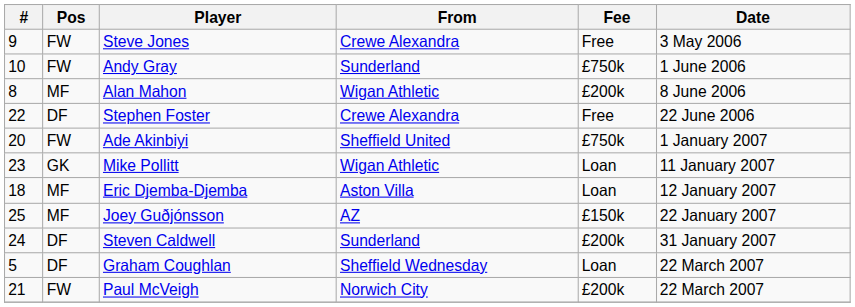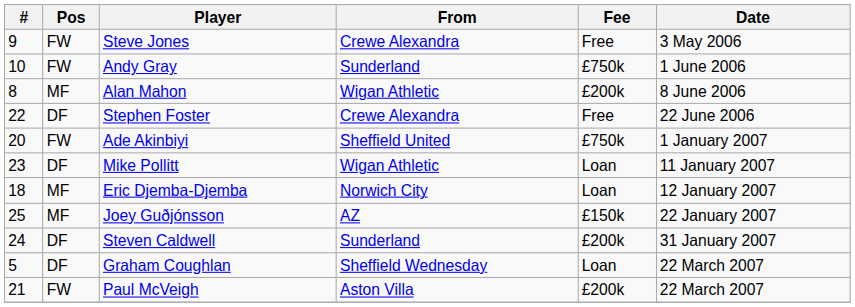(58, 166) GK -> (57, 166) DF
(377, 191) Aston Villa -> (384, 191) Norwich City
(384, 290) Norwich City -> (377, 290) Aston Villa
